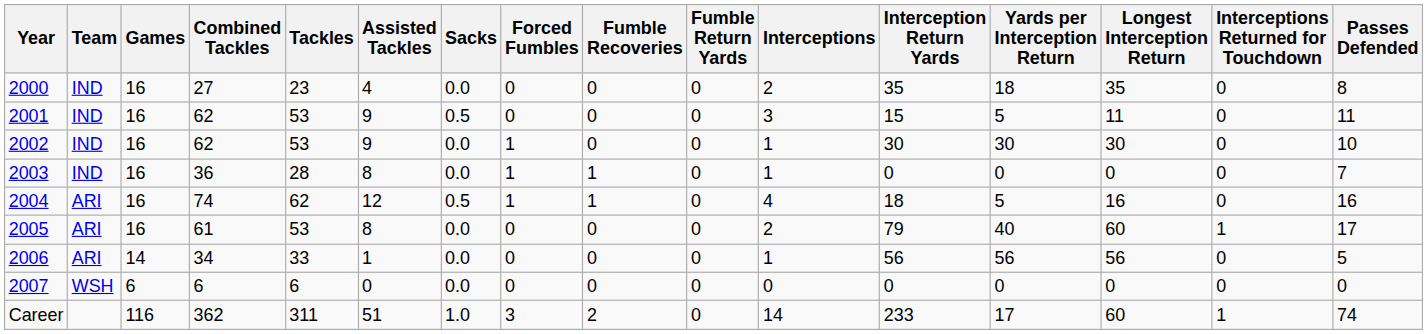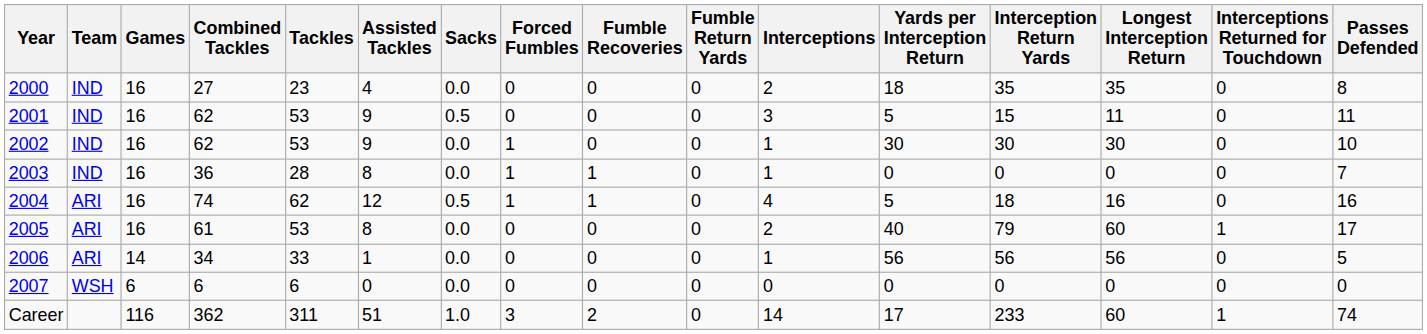columns swapped: (935, 38) <-> (1046, 38)
